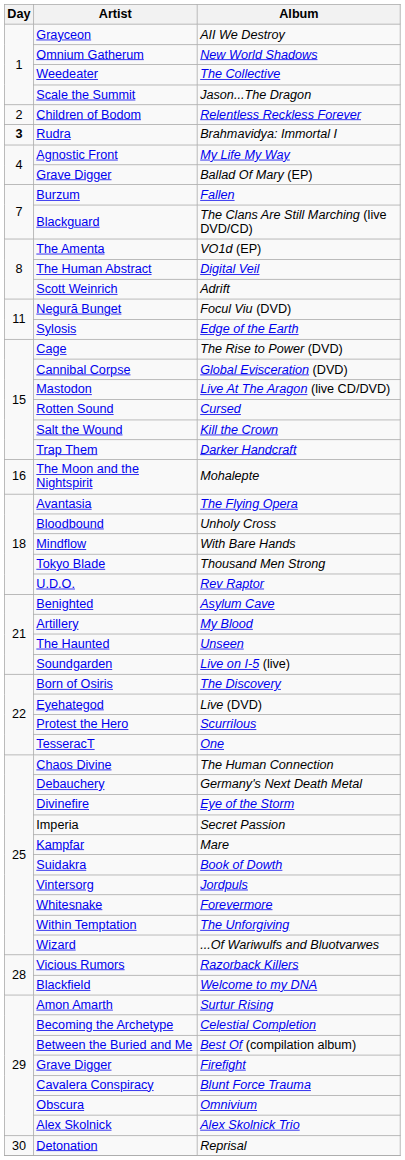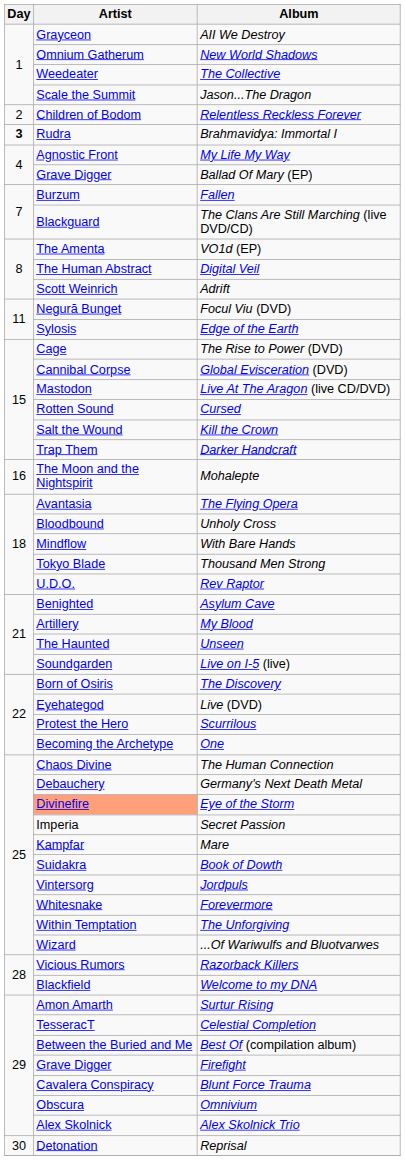(65, 744) TesseracT -> (105, 744) Becoming the Archetype
(63, 804) no background -> (63, 804) lightsalmon background
(105, 1025) Becoming the Archetype -> (65, 1025) TesseracT
